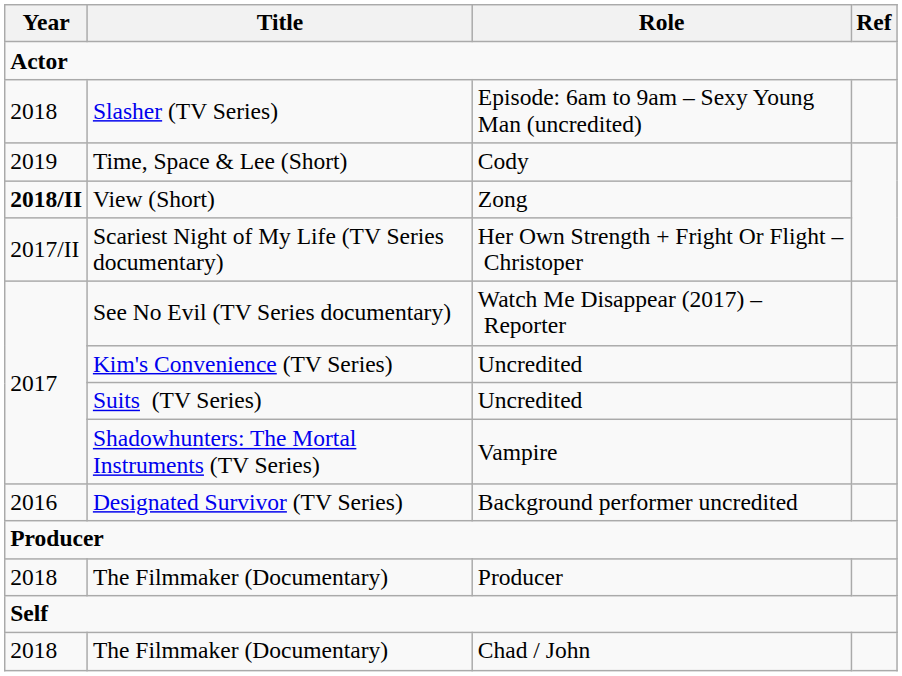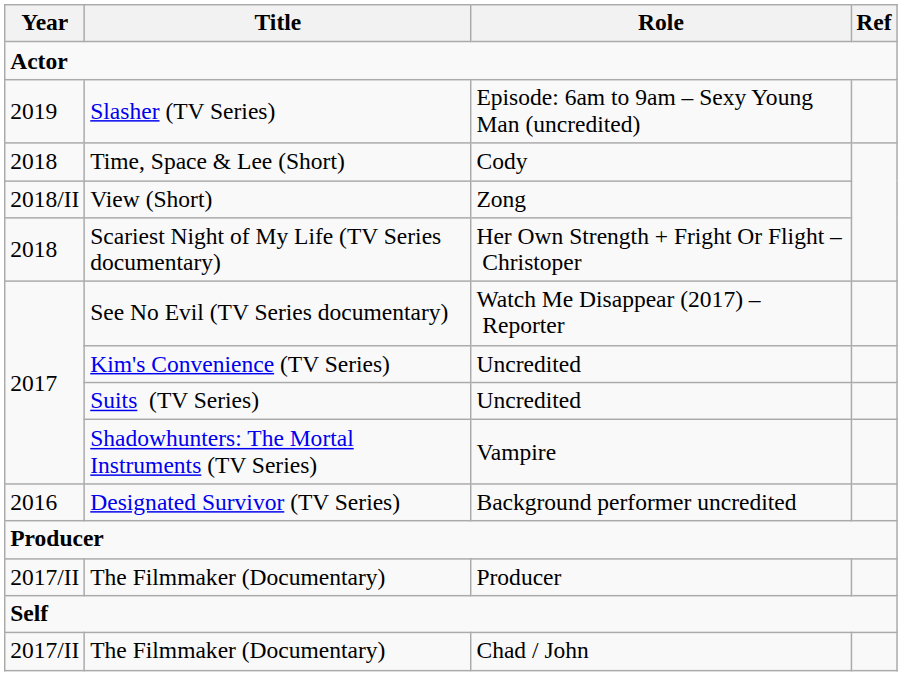(34, 110) 2018 -> (34, 110) 2019
(34, 161) 2019 -> (34, 161) 2018
(46, 198) bold -> (45, 198) normal
(45, 249) 2017/II -> (34, 249) 2018
(34, 576) 2018 -> (45, 576) 2017/II
(34, 651) 2018 -> (45, 651) 2017/II
